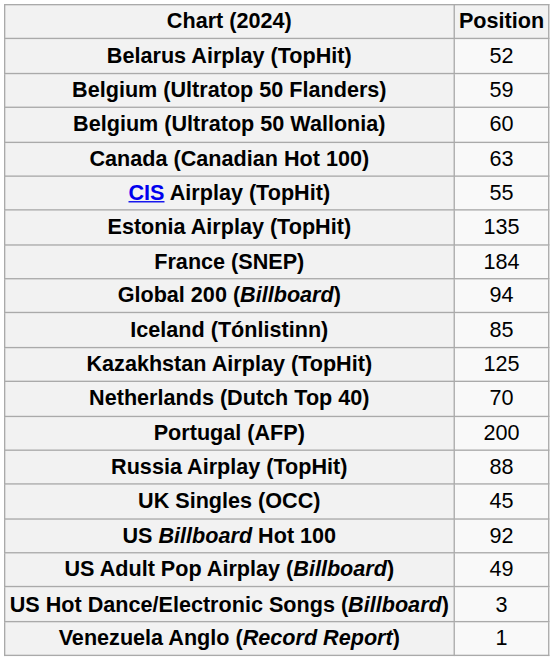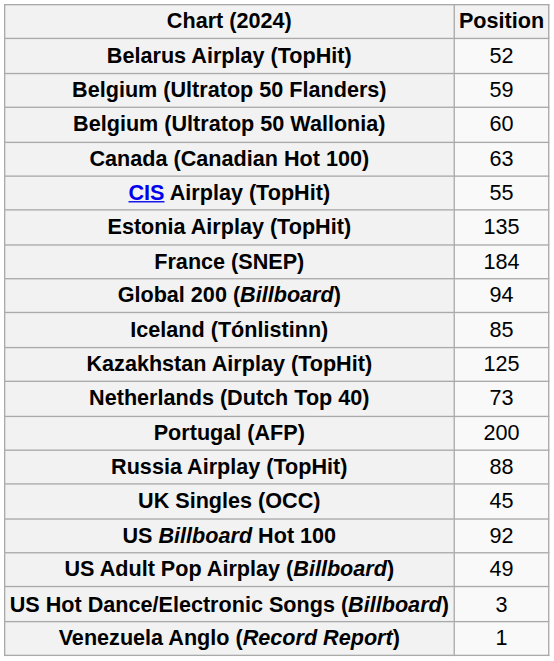(501, 398) 70 -> (501, 398) 73
